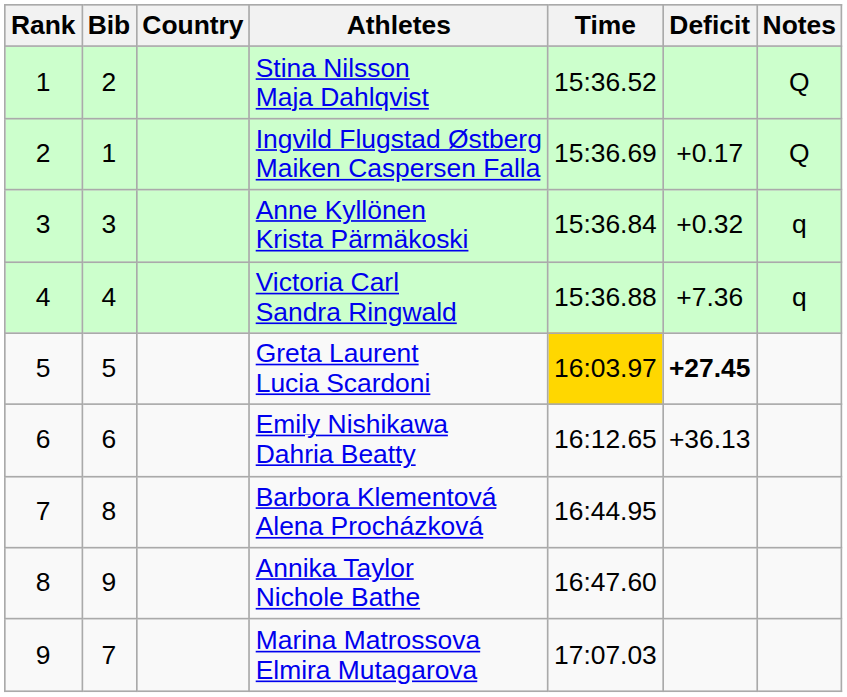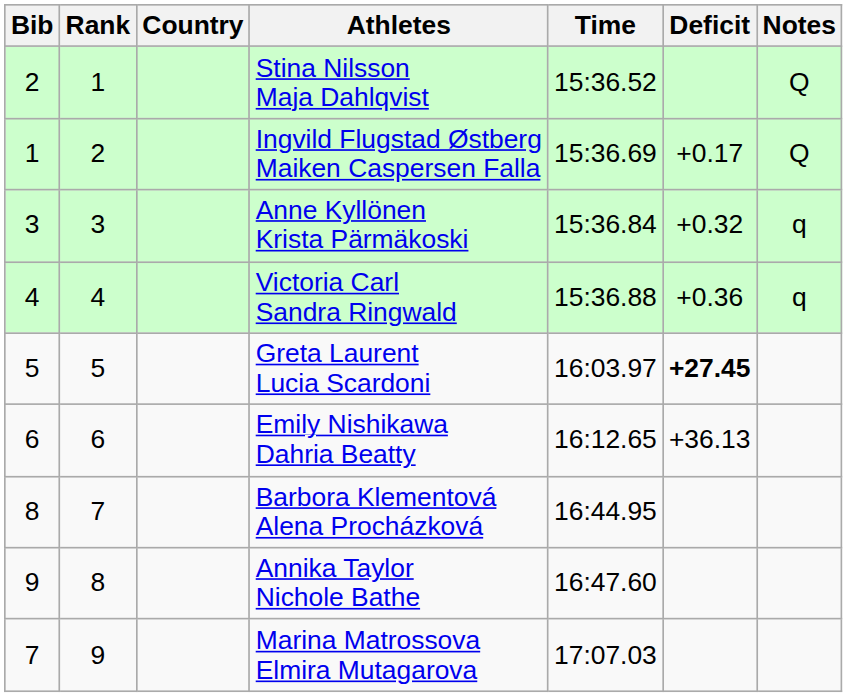columns swapped: (43, 25) <-> (109, 25)
(710, 296) +7.36 -> (710, 296) +0.36
(605, 368) gold background -> (605, 368) no background
